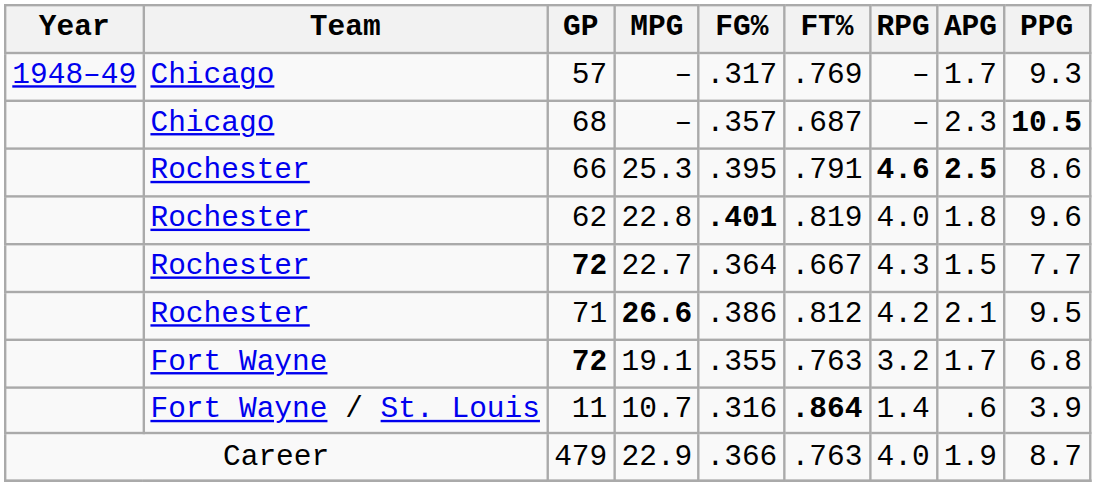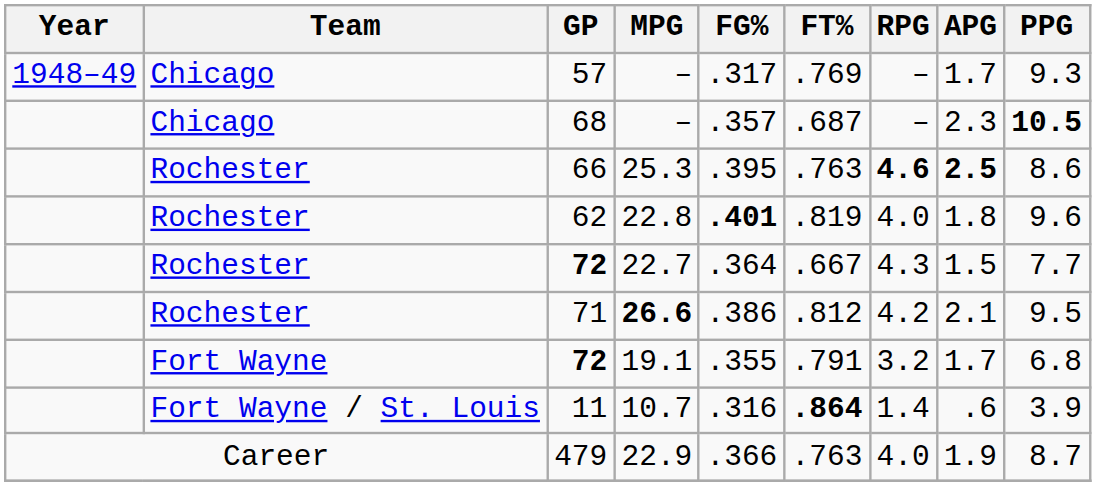(827, 172) .791 -> (827, 172) .763
(827, 363) .763 -> (827, 363) .791
